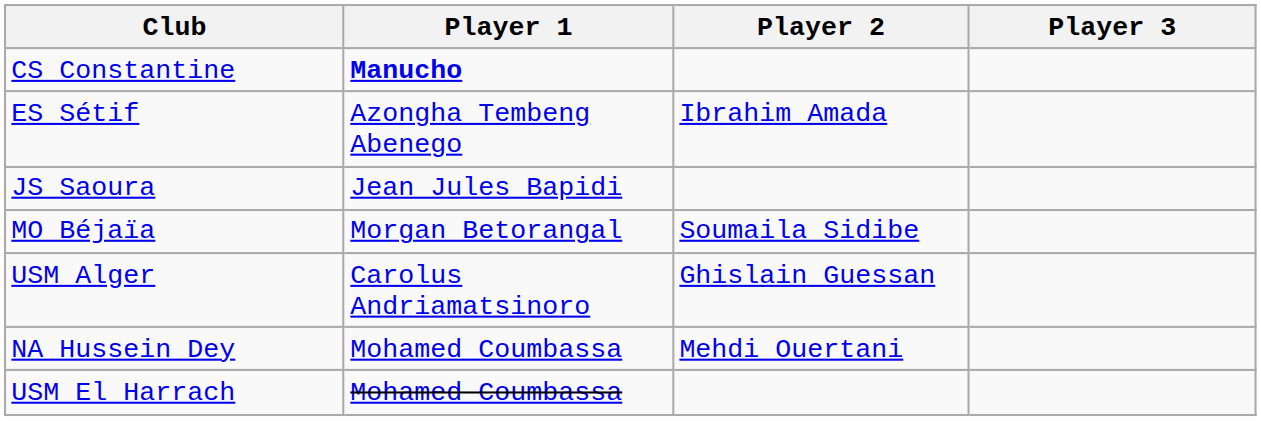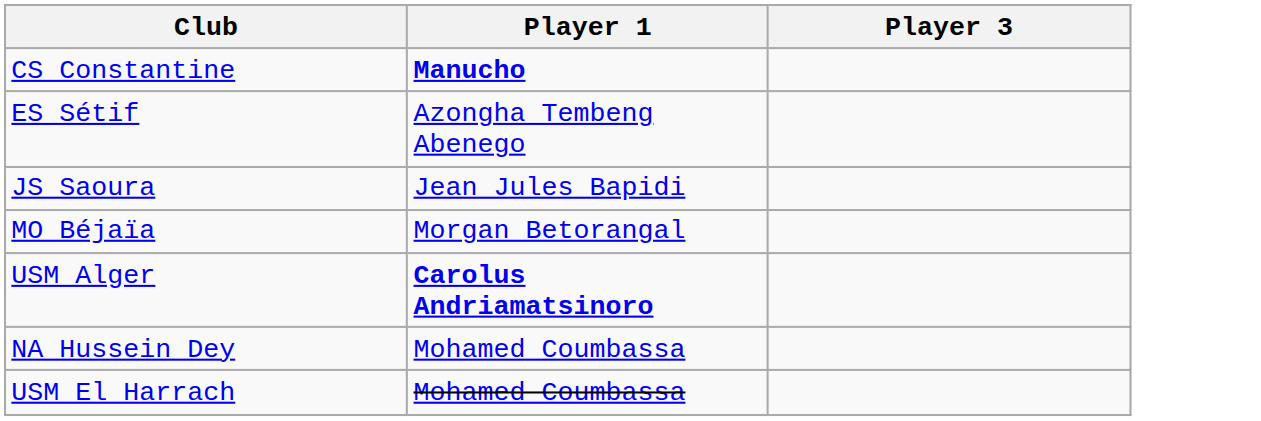- column: (821, 27)
(470, 290) normal -> (534, 290) bold
